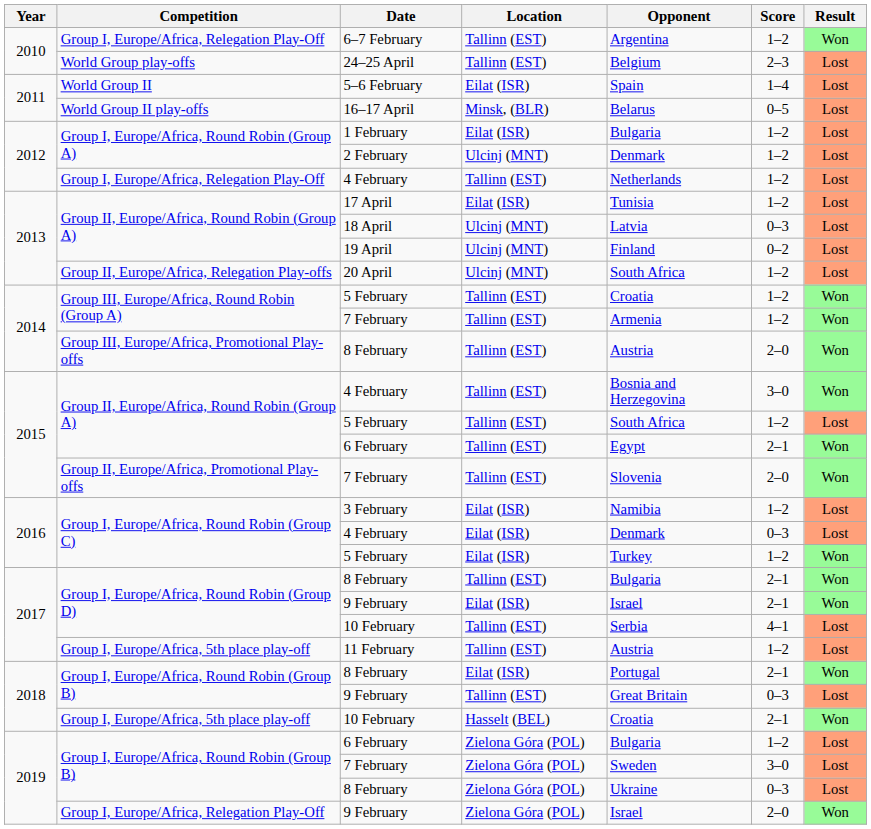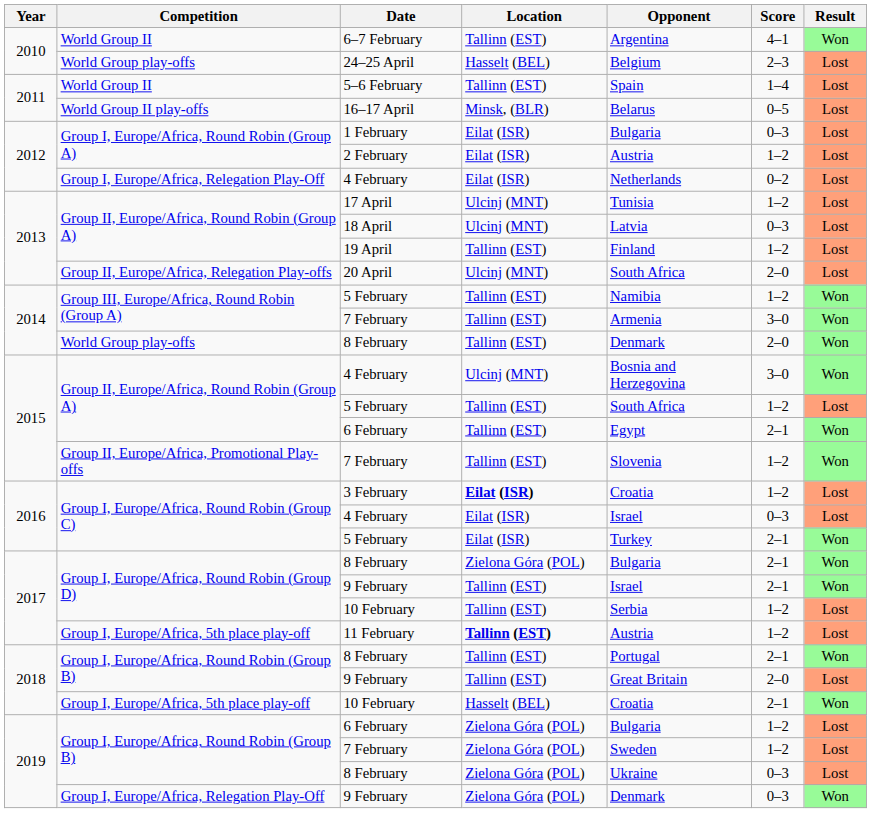(193, 39) Group I, Europe/Africa, Relegation Play-Off -> (106, 39) World Group II
(778, 39) 1–2 -> (778, 39) 4–1
(506, 62) Tallinn (EST) -> (508, 62) Hasselt (BEL)
(497, 86) Eilat (ISR) -> (506, 86) Tallinn (EST)
(778, 132) 1–2 -> (778, 132) 0–3
(507, 156) Ulcinj (MNT) -> (497, 156) Eilat (ISR)
(637, 156) Denmark -> (632, 156) Austria
(506, 179) Tallinn (EST) -> (497, 179) Eilat (ISR)
(778, 179) 1–2 -> (778, 179) 0–2
(497, 202) Eilat (ISR) -> (507, 202) Ulcinj (MNT)
(507, 249) Ulcinj (MNT) -> (506, 249) Tallinn (EST)
(778, 249) 0–2 -> (778, 249) 1–2
(778, 272) 1–2 -> (778, 272) 2–0
(632, 296) Croatia -> (635, 296) Namibia
(778, 319) 1–2 -> (778, 319) 3–0
(192, 351) Group III, Europe/Africa, Promotional Play-offs -> (128, 343) World Group play-offs
(632, 351) Austria -> (637, 343) Denmark
(506, 391) Tallinn (EST) -> (507, 374) Ulcinj (MNT)
(778, 477) 2–0 -> (778, 461) 1–2
(497, 509) normal -> (499, 492) bold
(635, 509) Namibia -> (632, 492) Croatia
(637, 532) Denmark -> (626, 516) Israel
(778, 556) 1–2 -> (778, 539) 2–1
(506, 579) Tallinn (EST) -> (525, 562) Zielona Góra (POL)
(497, 602) Eilat (ISR) -> (506, 586) Tallinn (EST)
(778, 626) 4–1 -> (778, 609) 1–2
(506, 649) normal -> (508, 632) bold
(497, 672) Eilat (ISR) -> (506, 656) Tallinn (EST)
(778, 696) 0–3 -> (778, 679) 2–0
(778, 766) 3–0 -> (778, 749) 1–2
(626, 812) Israel -> (637, 796) Denmark
(778, 812) 2–0 -> (778, 796) 0–3
